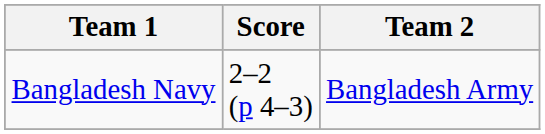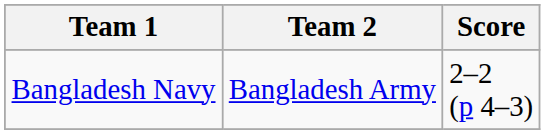columns swapped: (271, 27) <-> (430, 27)
